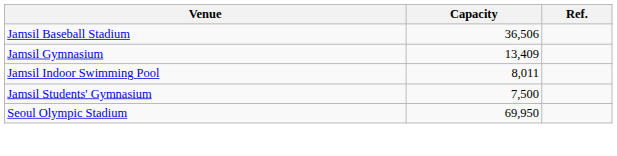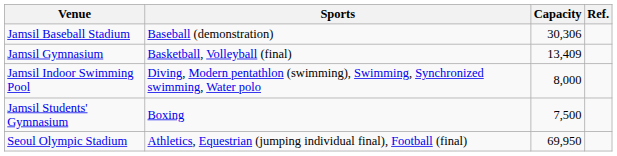+ column: (338, 14)
(522, 34) 36,506 -> (564, 34) 30,306
(525, 73) 8,011 -> (568, 80) 8,000
